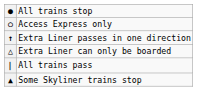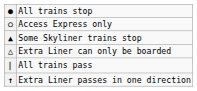rows swapped: (10, 80) <-> (10, 38)
